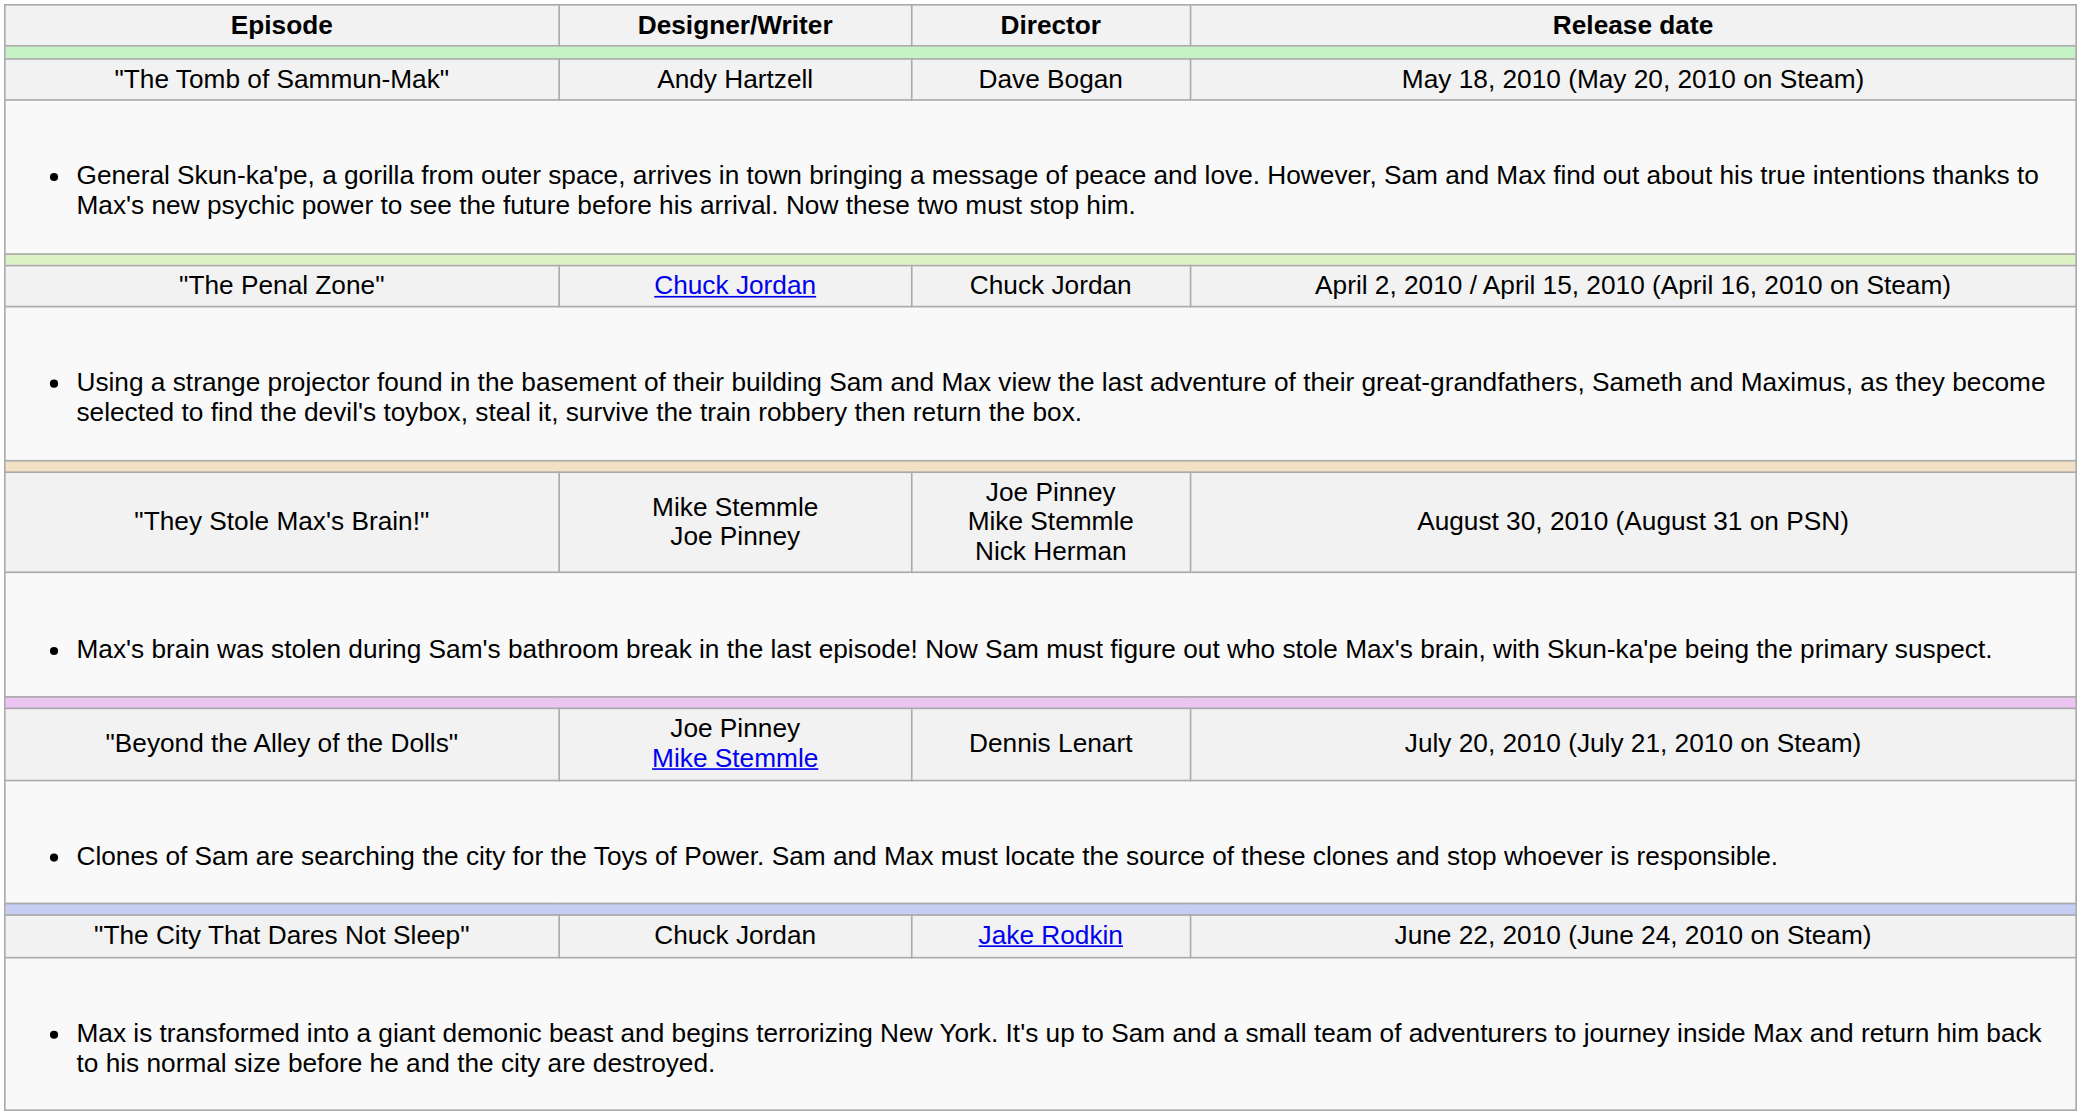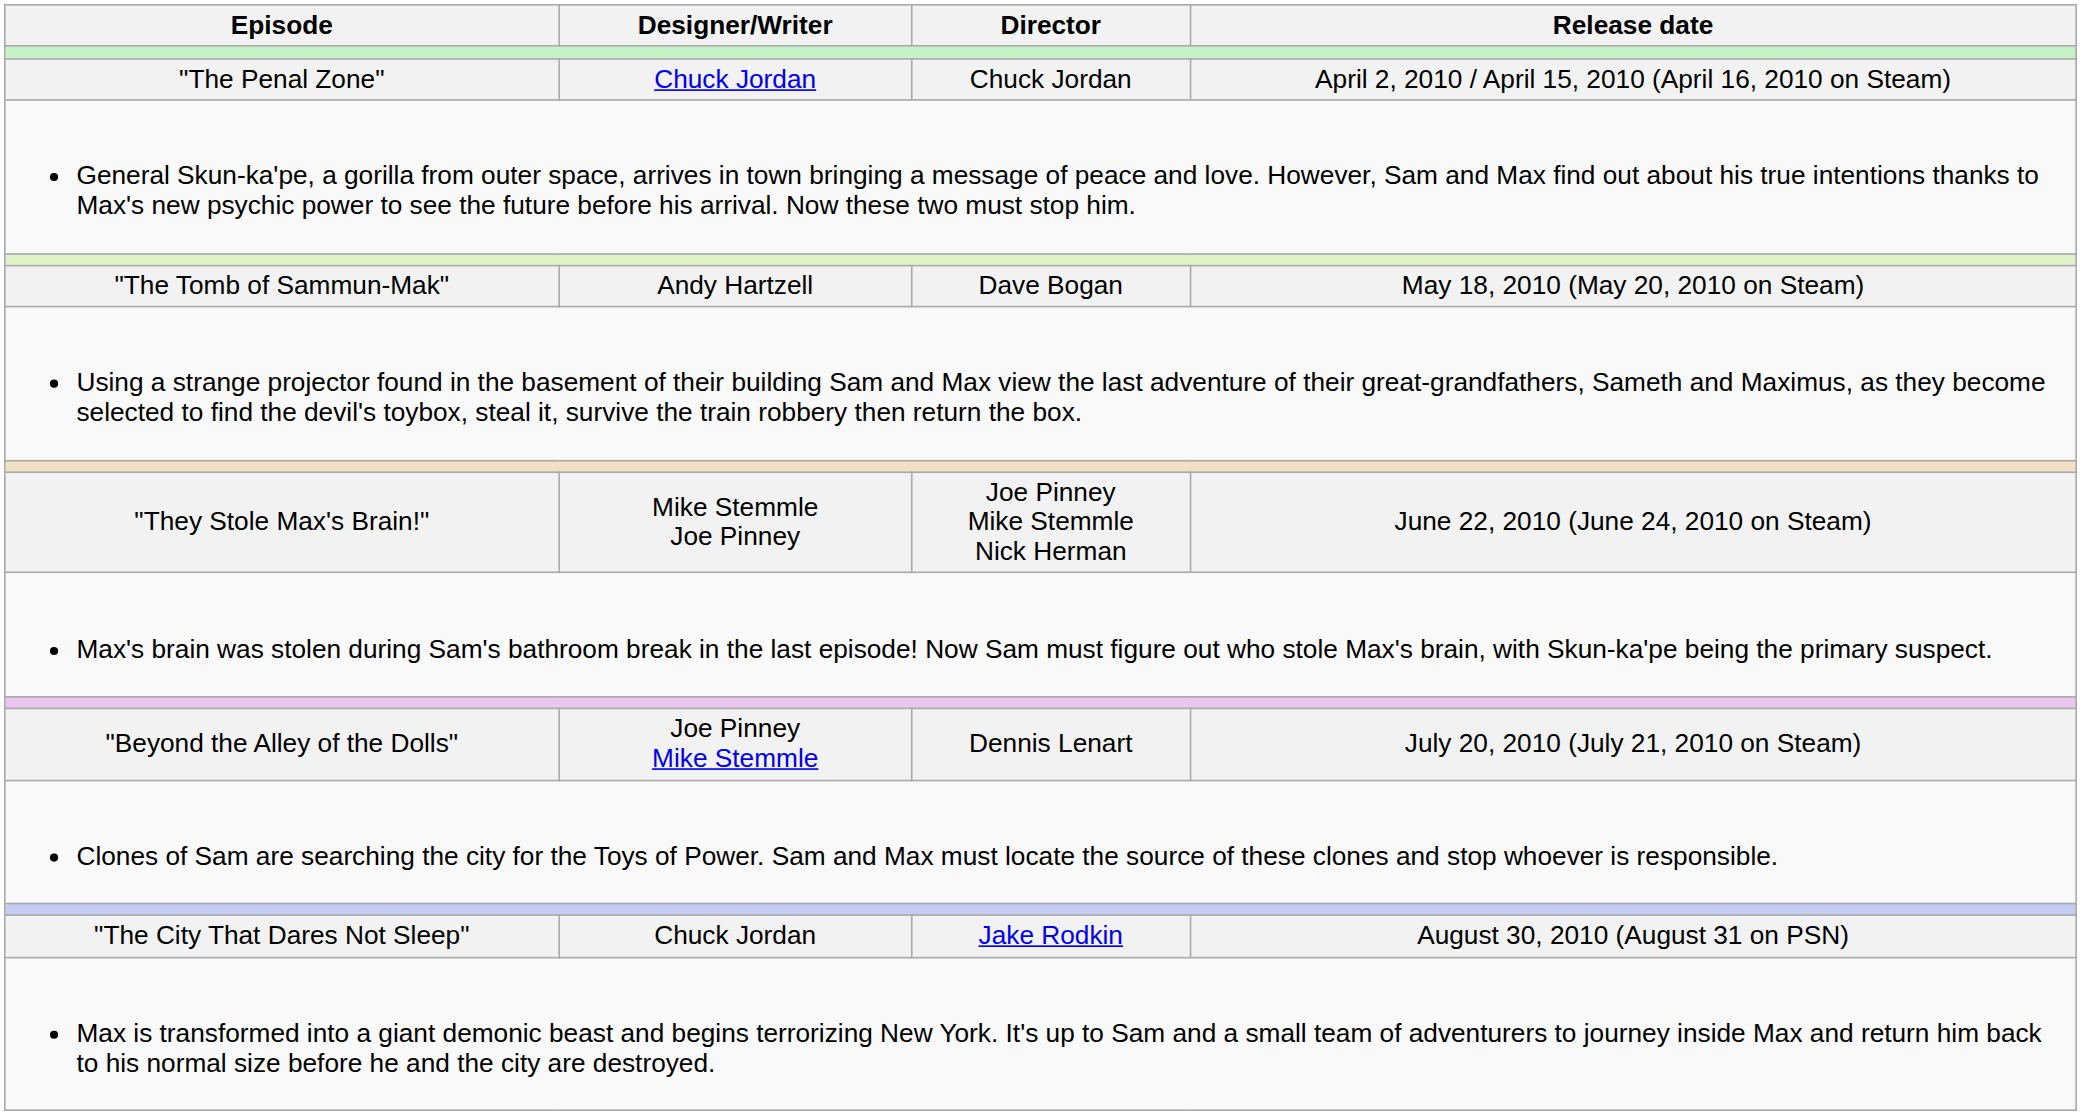rows swapped: (282, 285) <-> (282, 79)
(1633, 522) August 30, 2010 (August 31 on PSN) -> (1633, 522) June 22, 2010 (June 24, 2010 on Steam)
(1633, 935) June 22, 2010 (June 24, 2010 on Steam) -> (1633, 935) August 30, 2010 (August 31 on PSN)
